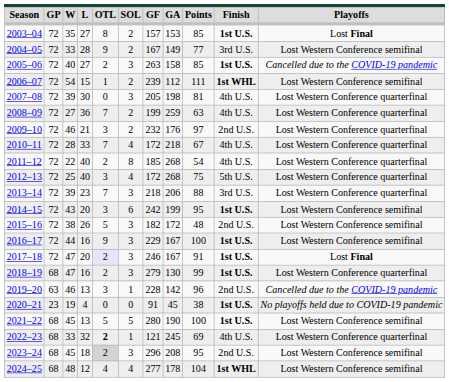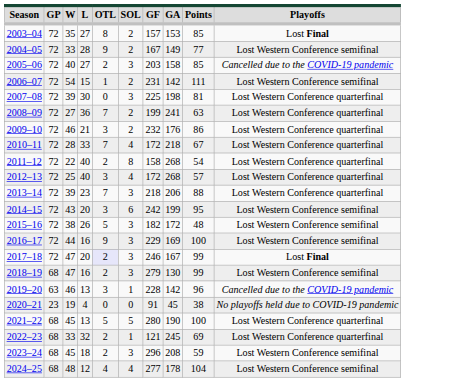- column: (236, 15)
(153, 65) 263 -> (153, 65) 203
(153, 81) 239 -> (153, 81) 231
(173, 81) 112 -> (173, 81) 142
(153, 97) 205 -> (153, 97) 225
(173, 113) 259 -> (173, 113) 241
(198, 129) 97 -> (198, 129) 86
(153, 161) 185 -> (153, 161) 158
(198, 177) 75 -> (198, 177) 57
(173, 241) 167 -> (173, 241) 169
(198, 257) 91 -> (198, 257) 99
(351, 273) Lost Western Conference quarterfinal -> (307, 273) Lost Western Conference semifinal
(351, 321) Lost Western Conference semifinal -> (307, 321) Lost Western Conference quarterfinal
(105, 337) bold -> (105, 337) normal
(105, 353) lightgrey background -> (105, 353) no background
(198, 353) 95 -> (198, 353) 59
